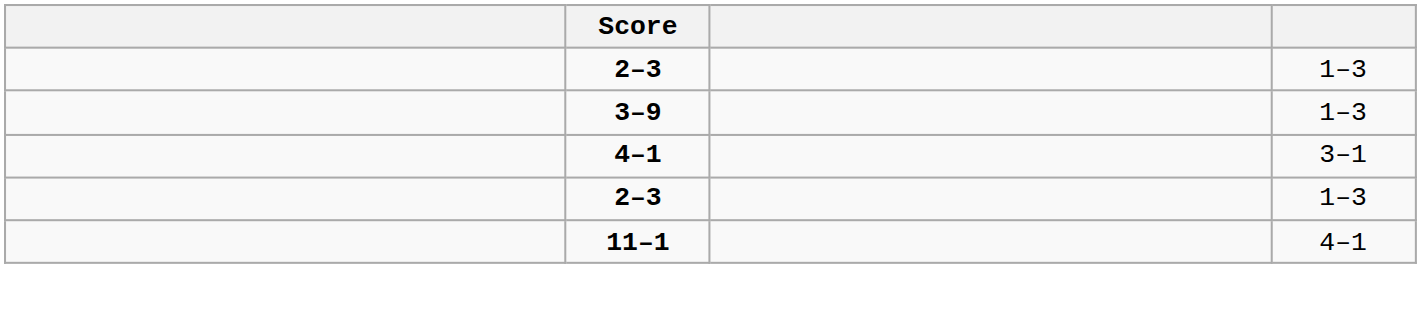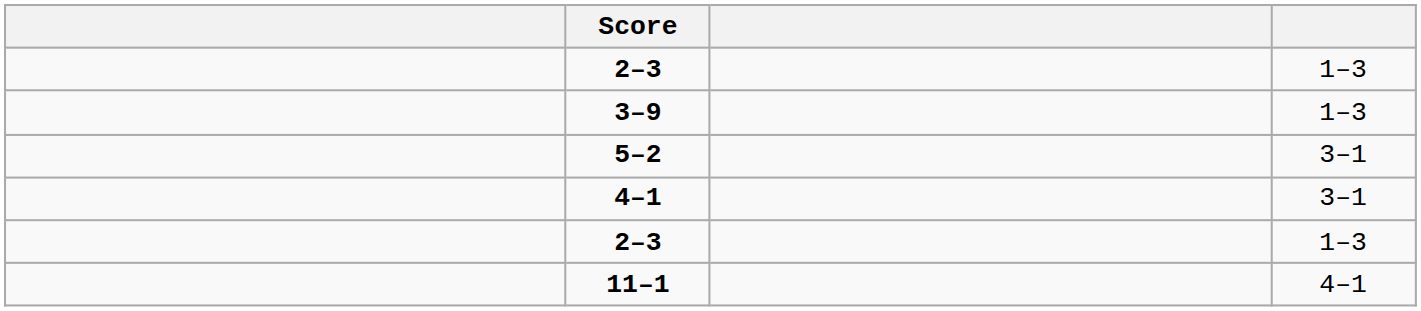+ row: (638, 156)
